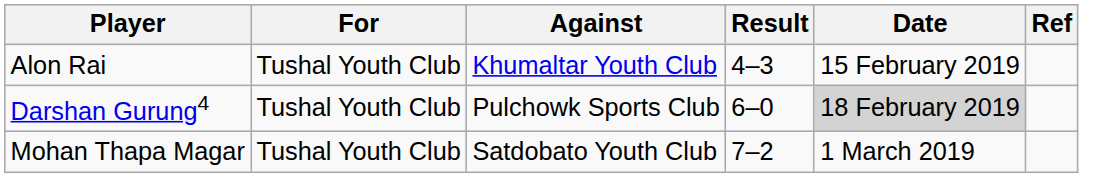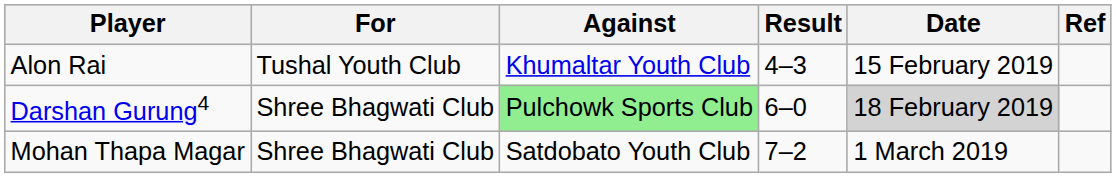(359, 108) Tushal Youth Club -> (375, 108) Shree Bhagwati Club
(596, 108) no background -> (629, 108) lightgreen background
(359, 151) Tushal Youth Club -> (375, 151) Shree Bhagwati Club
